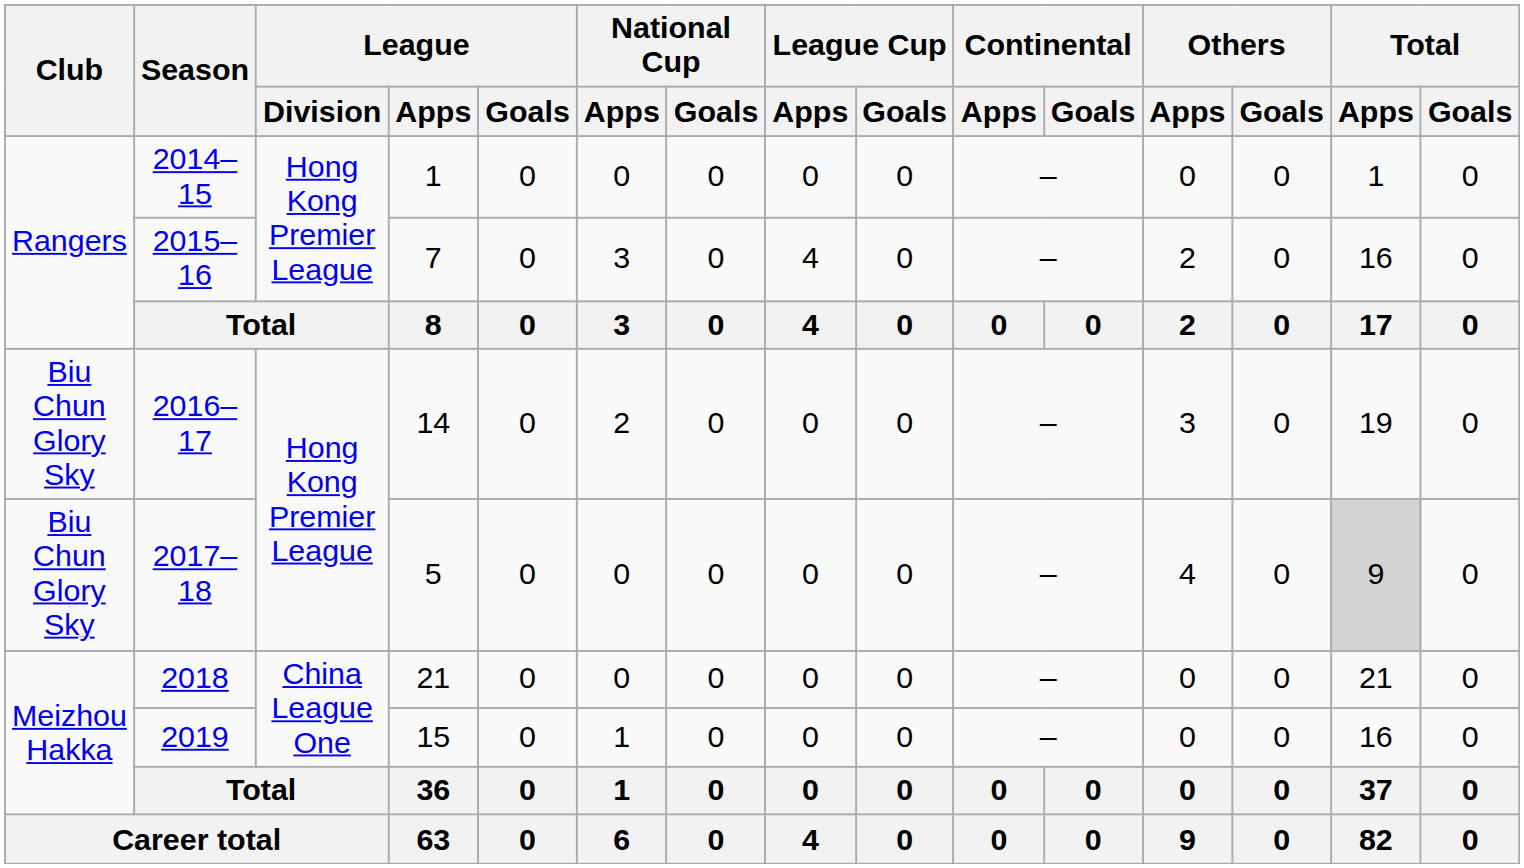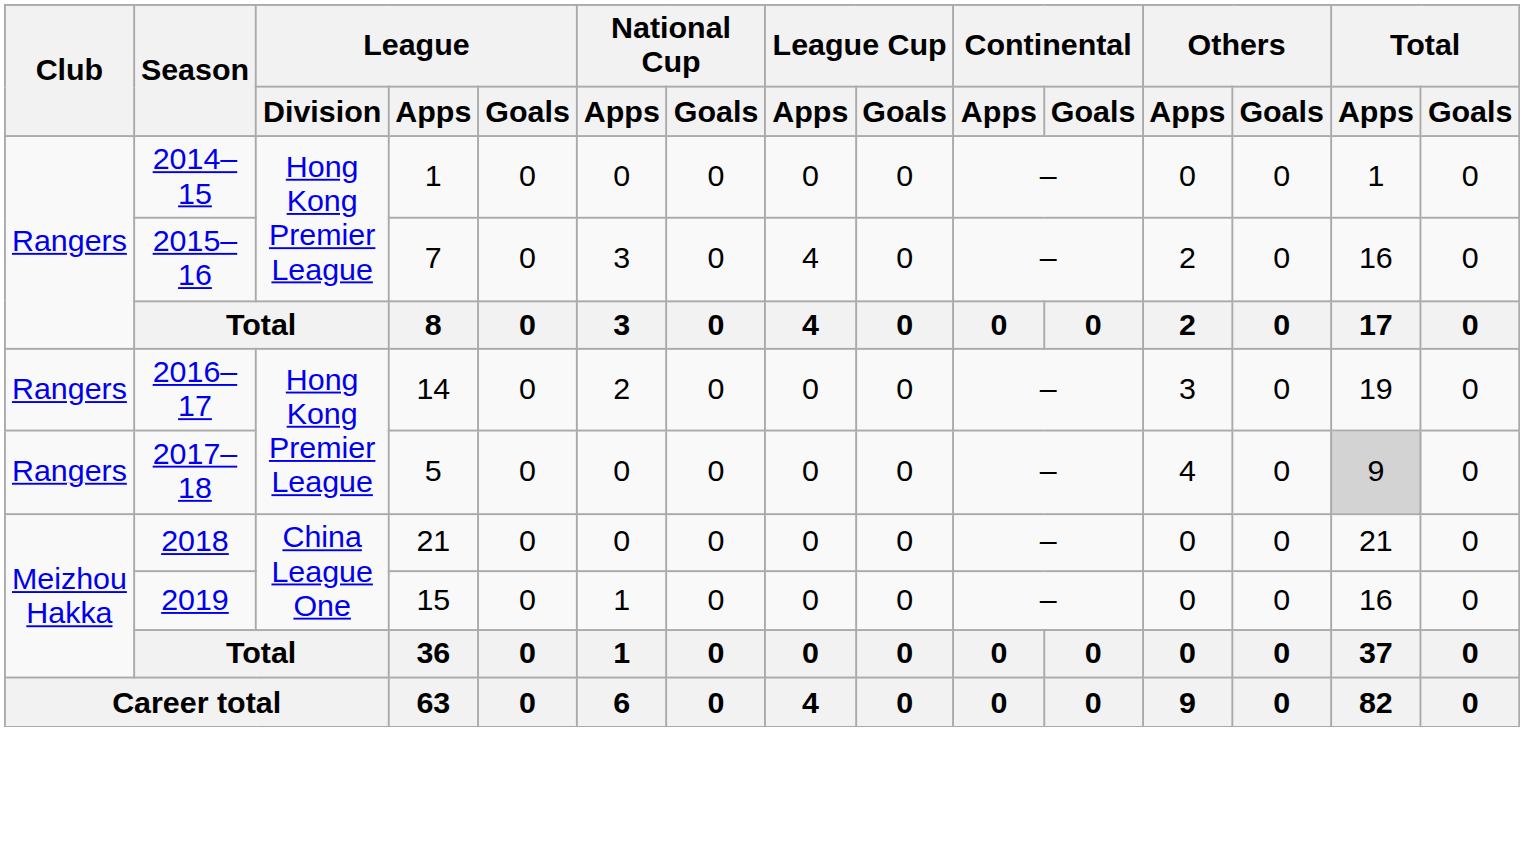(69, 423) Biu Chun Glory Sky -> (69, 389) Rangers
(69, 574) Biu Chun Glory Sky -> (69, 471) Rangers
